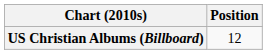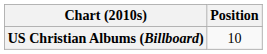(234, 37) 12 -> (234, 37) 10
